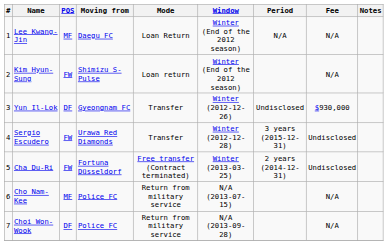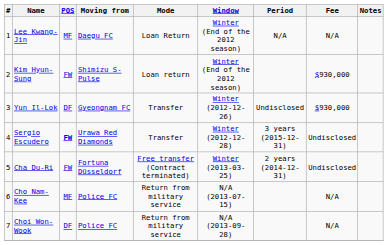(332, 74) N/A -> (332, 74) $930,000
(68, 137) normal -> (68, 137) bold
